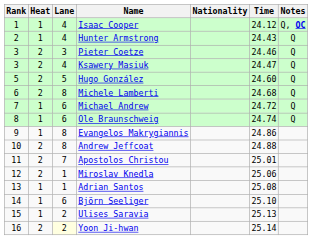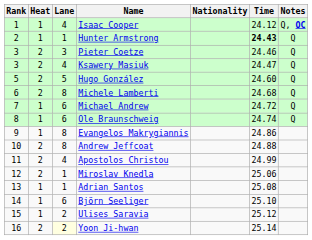(64, 38) 4 -> (64, 38) 1
(264, 38) normal -> (264, 38) bold
(64, 160) 7 -> (64, 160) 4
(264, 160) 25.01 -> (264, 160) 24.99
(264, 214) 25.13 -> (264, 214) 25.12
